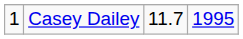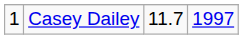(213, 19) 1995 -> (213, 19) 1997
